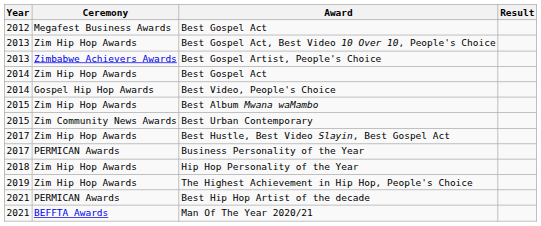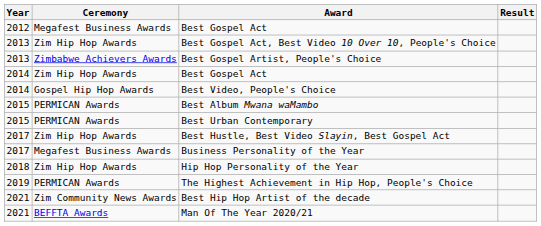(85, 105) Zim Hip Hop Awards -> (77, 105) PERMICAN Awards
(105, 120) Zim Community News Awards -> (77, 120) PERMICAN Awards
(77, 151) PERMICAN Awards -> (103, 151) Megafest Business Awards
(85, 182) Zim Hip Hop Awards -> (77, 182) PERMICAN Awards
(77, 198) PERMICAN Awards -> (105, 198) Zim Community News Awards
